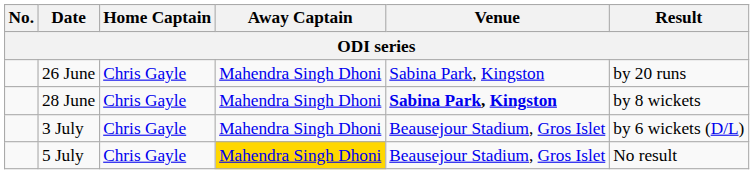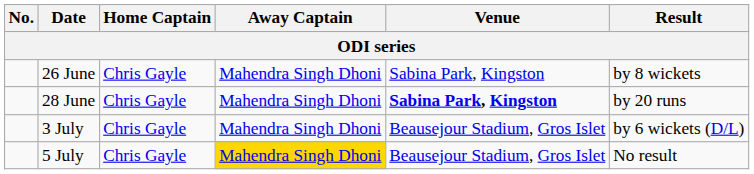(650, 73) by 20 runs -> (657, 73) by 8 wickets
(657, 100) by 8 wickets -> (650, 100) by 20 runs
